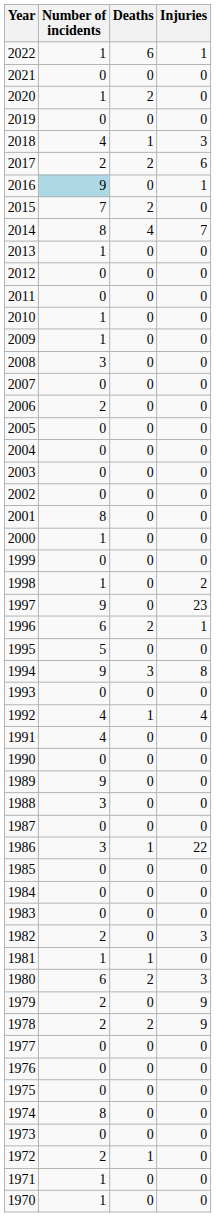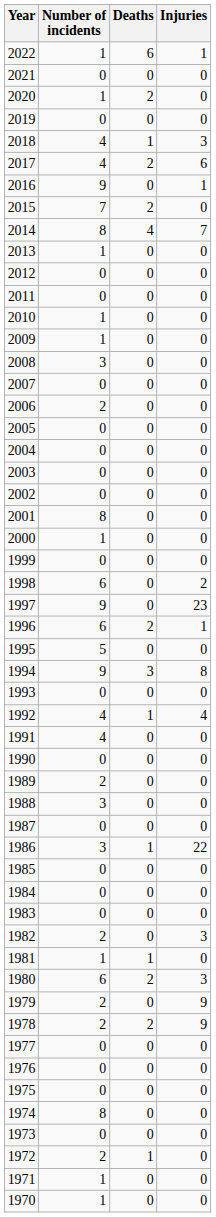(103, 163) 2 -> (103, 163) 4
(103, 185) lightblue background -> (103, 185) no background
(103, 583) 1 -> (103, 583) 6
(103, 781) 9 -> (103, 781) 2
